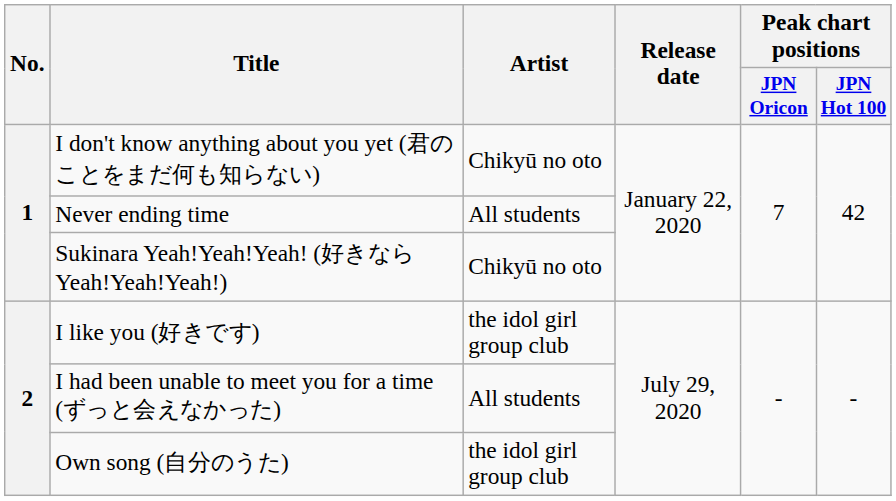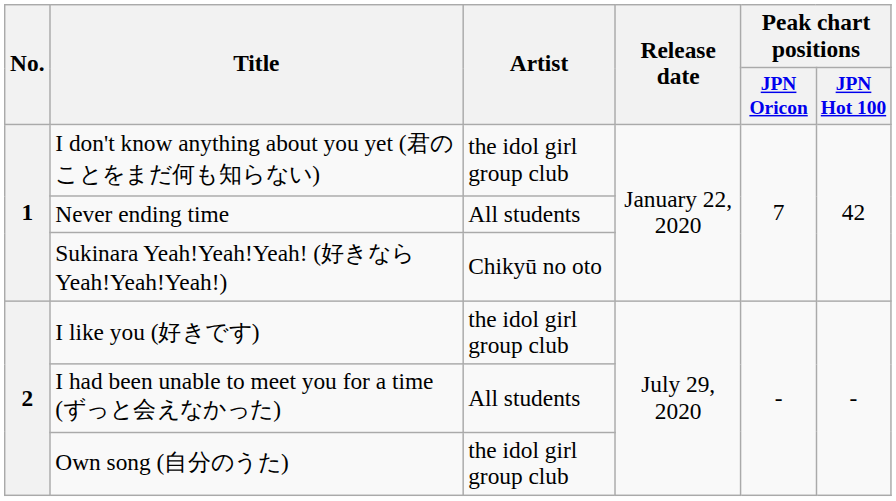(535, 159) Chikyū no oto -> (523, 159) the idol girl group club
